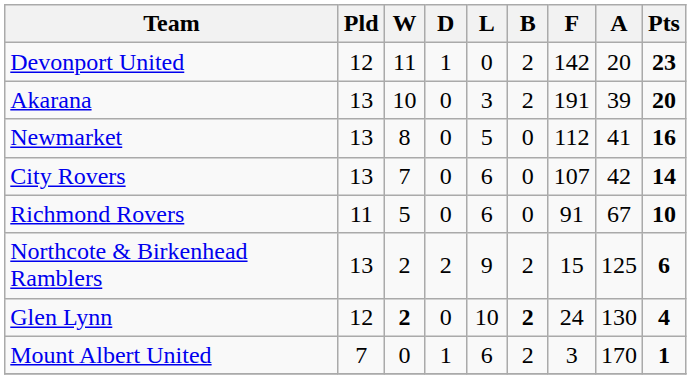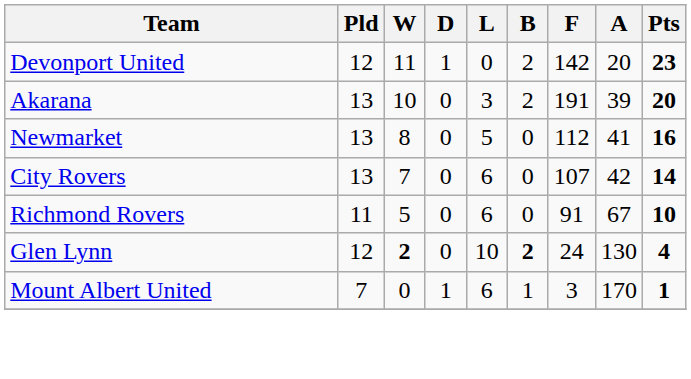- row: (129, 265)
(528, 355) 2 -> (528, 289) 1
